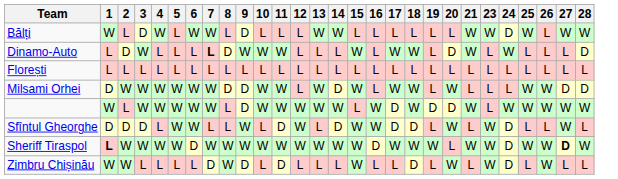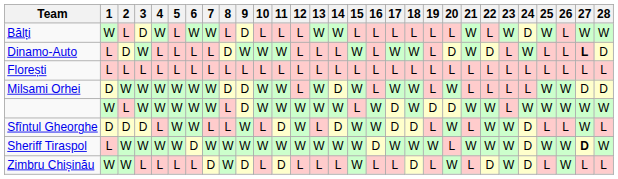+ column: (490, 13)
(211, 51) bold -> (211, 51) normal
(566, 51) normal -> (585, 51) bold
(109, 146) bold -> (109, 146) normal
